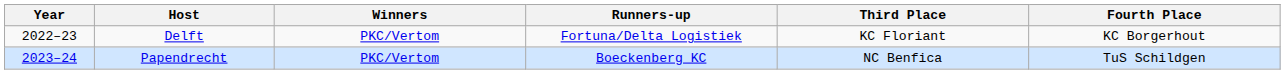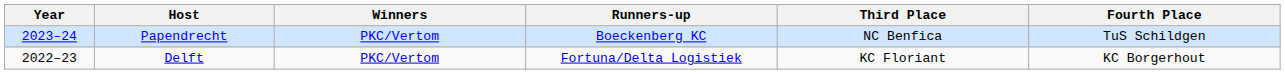rows swapped: (184, 37) <-> (184, 58)
